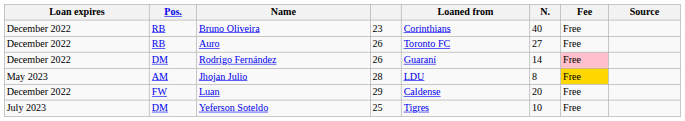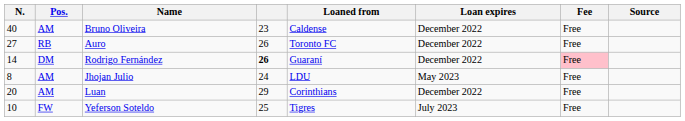columns swapped: (545, 12) <-> (77, 12)
(159, 28) RB -> (46, 28) AM
(427, 28) Corinthians -> (308, 28) Caldense
(378, 60) normal -> (263, 60) bold
(378, 76) 28 -> (263, 76) 24
(572, 76) gold background -> (572, 76) no background
(159, 92) FW -> (46, 92) AM
(422, 92) Caldense -> (313, 92) Corinthians
(160, 108) DM -> (45, 108) FW
